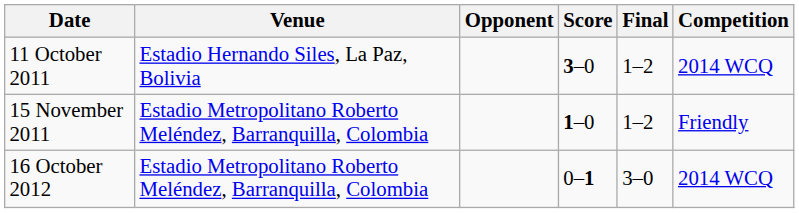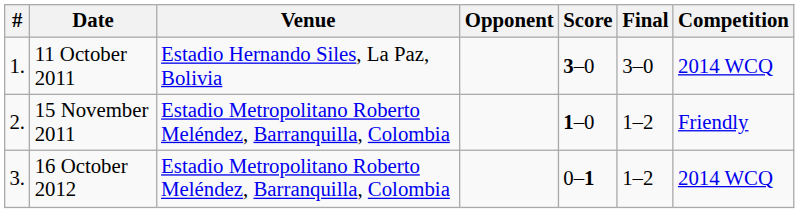+ column: (17, 20)
(638, 65) 1–2 -> (638, 65) 3–0
(638, 178) 3–0 -> (638, 178) 1–2
